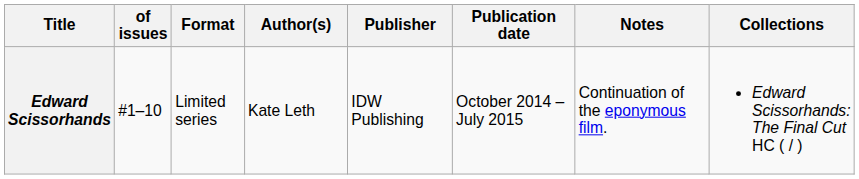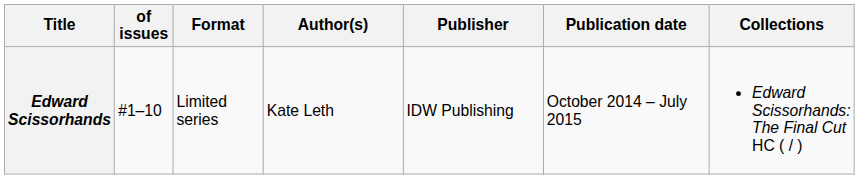- column: (642, 25)
